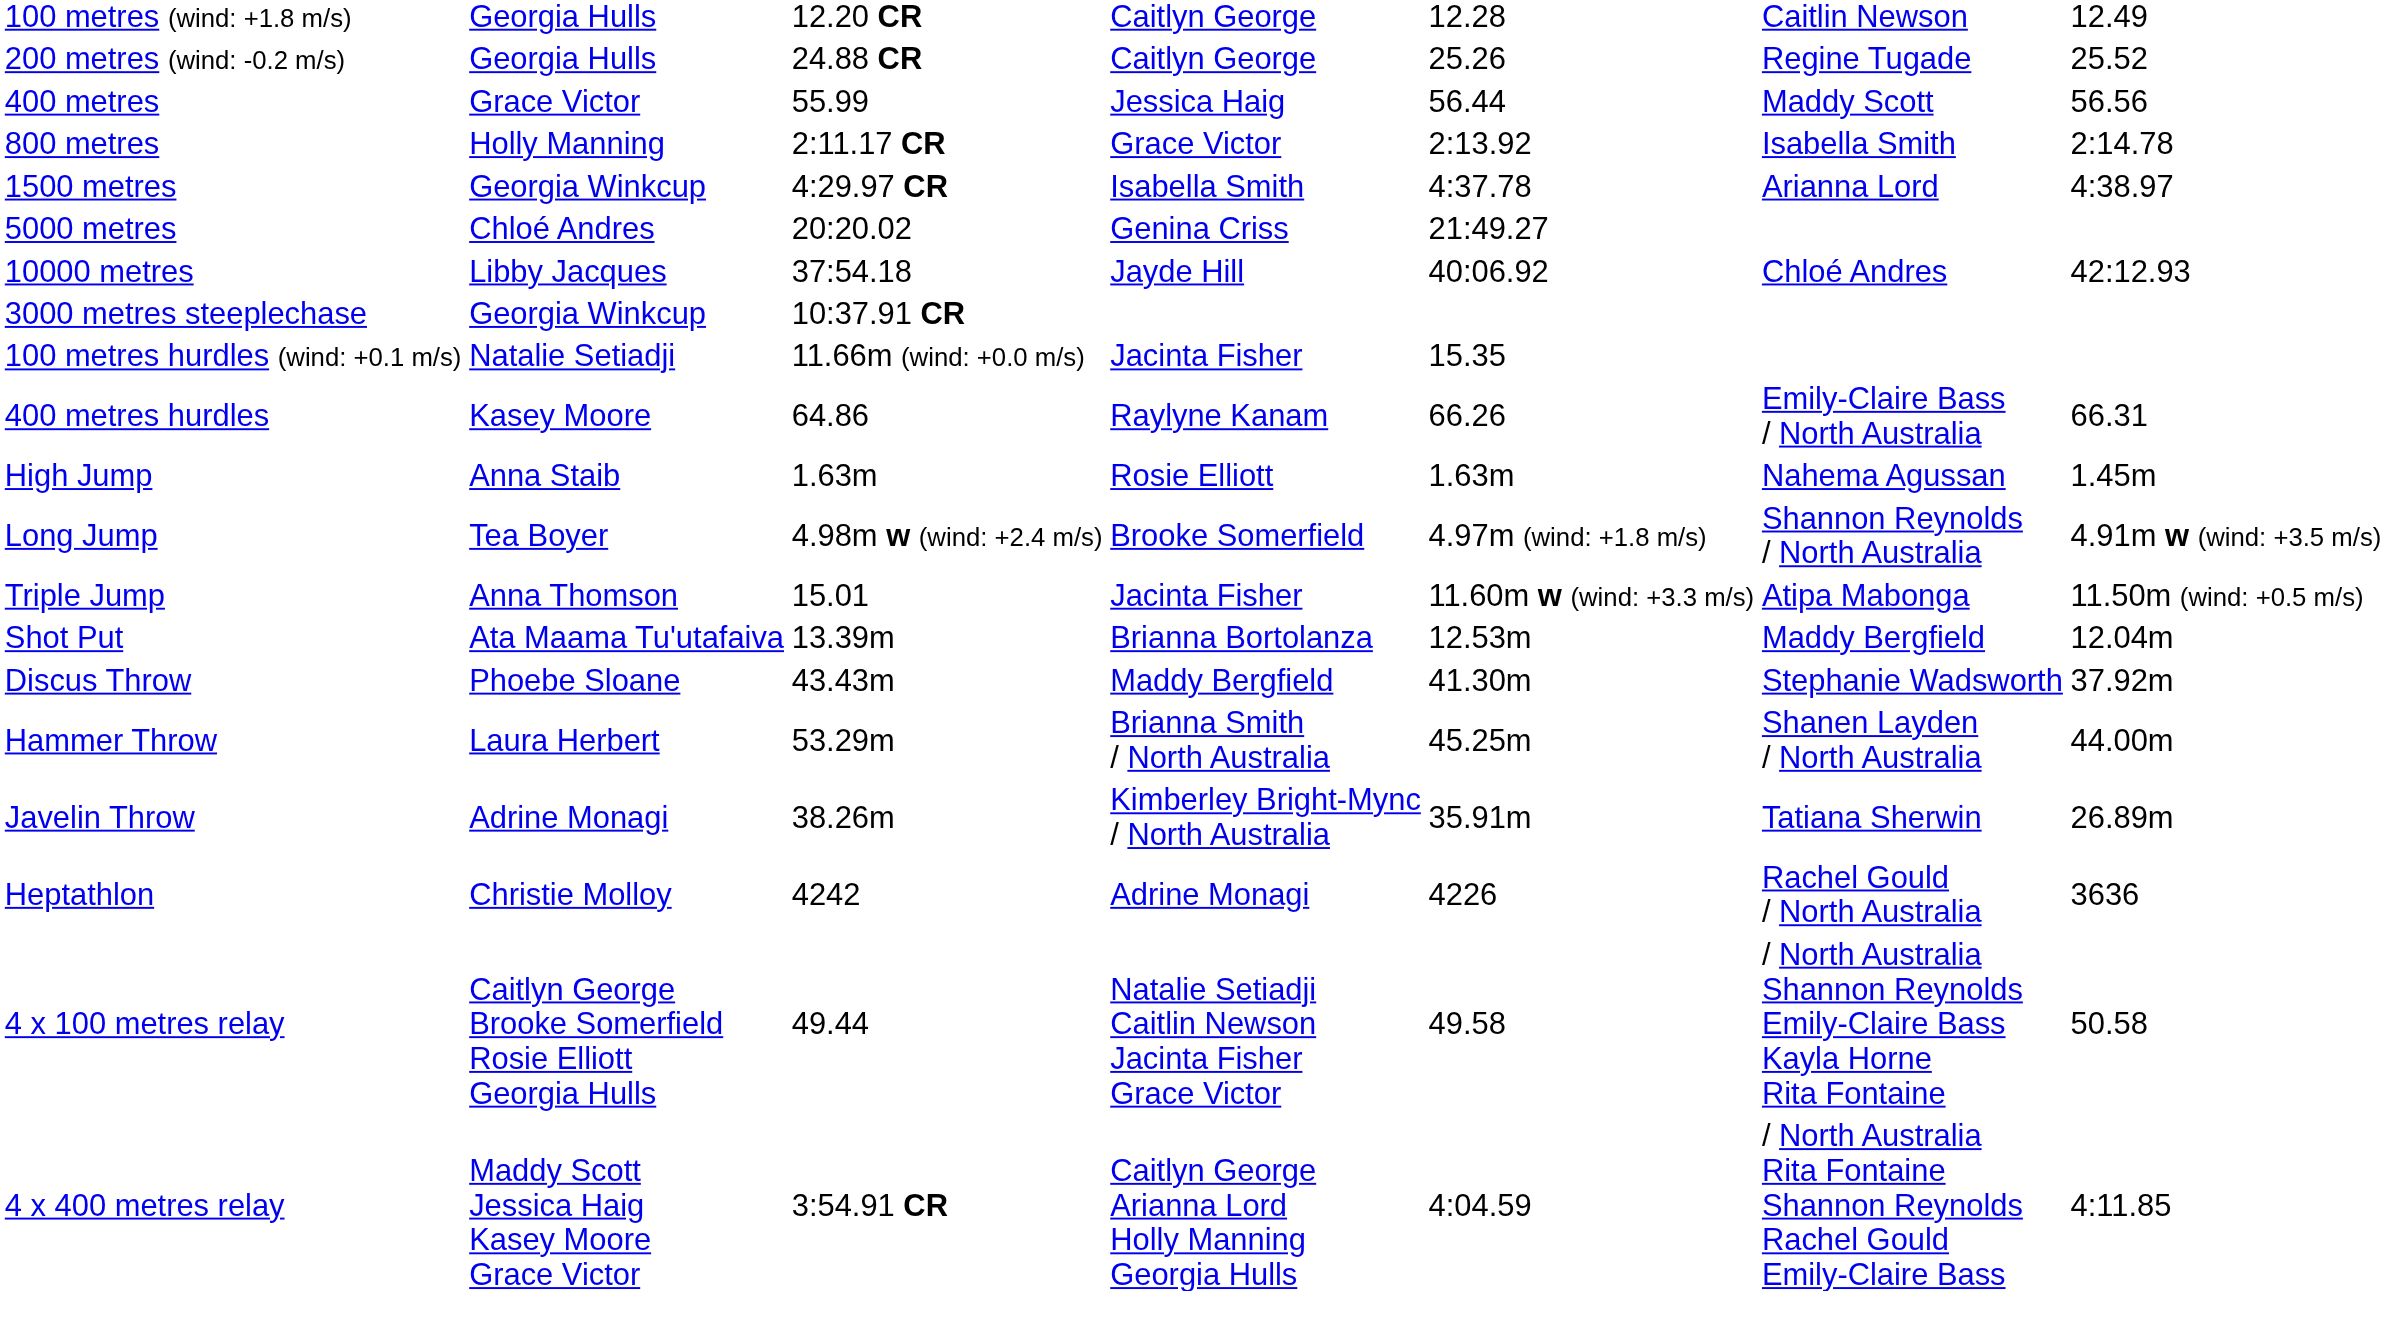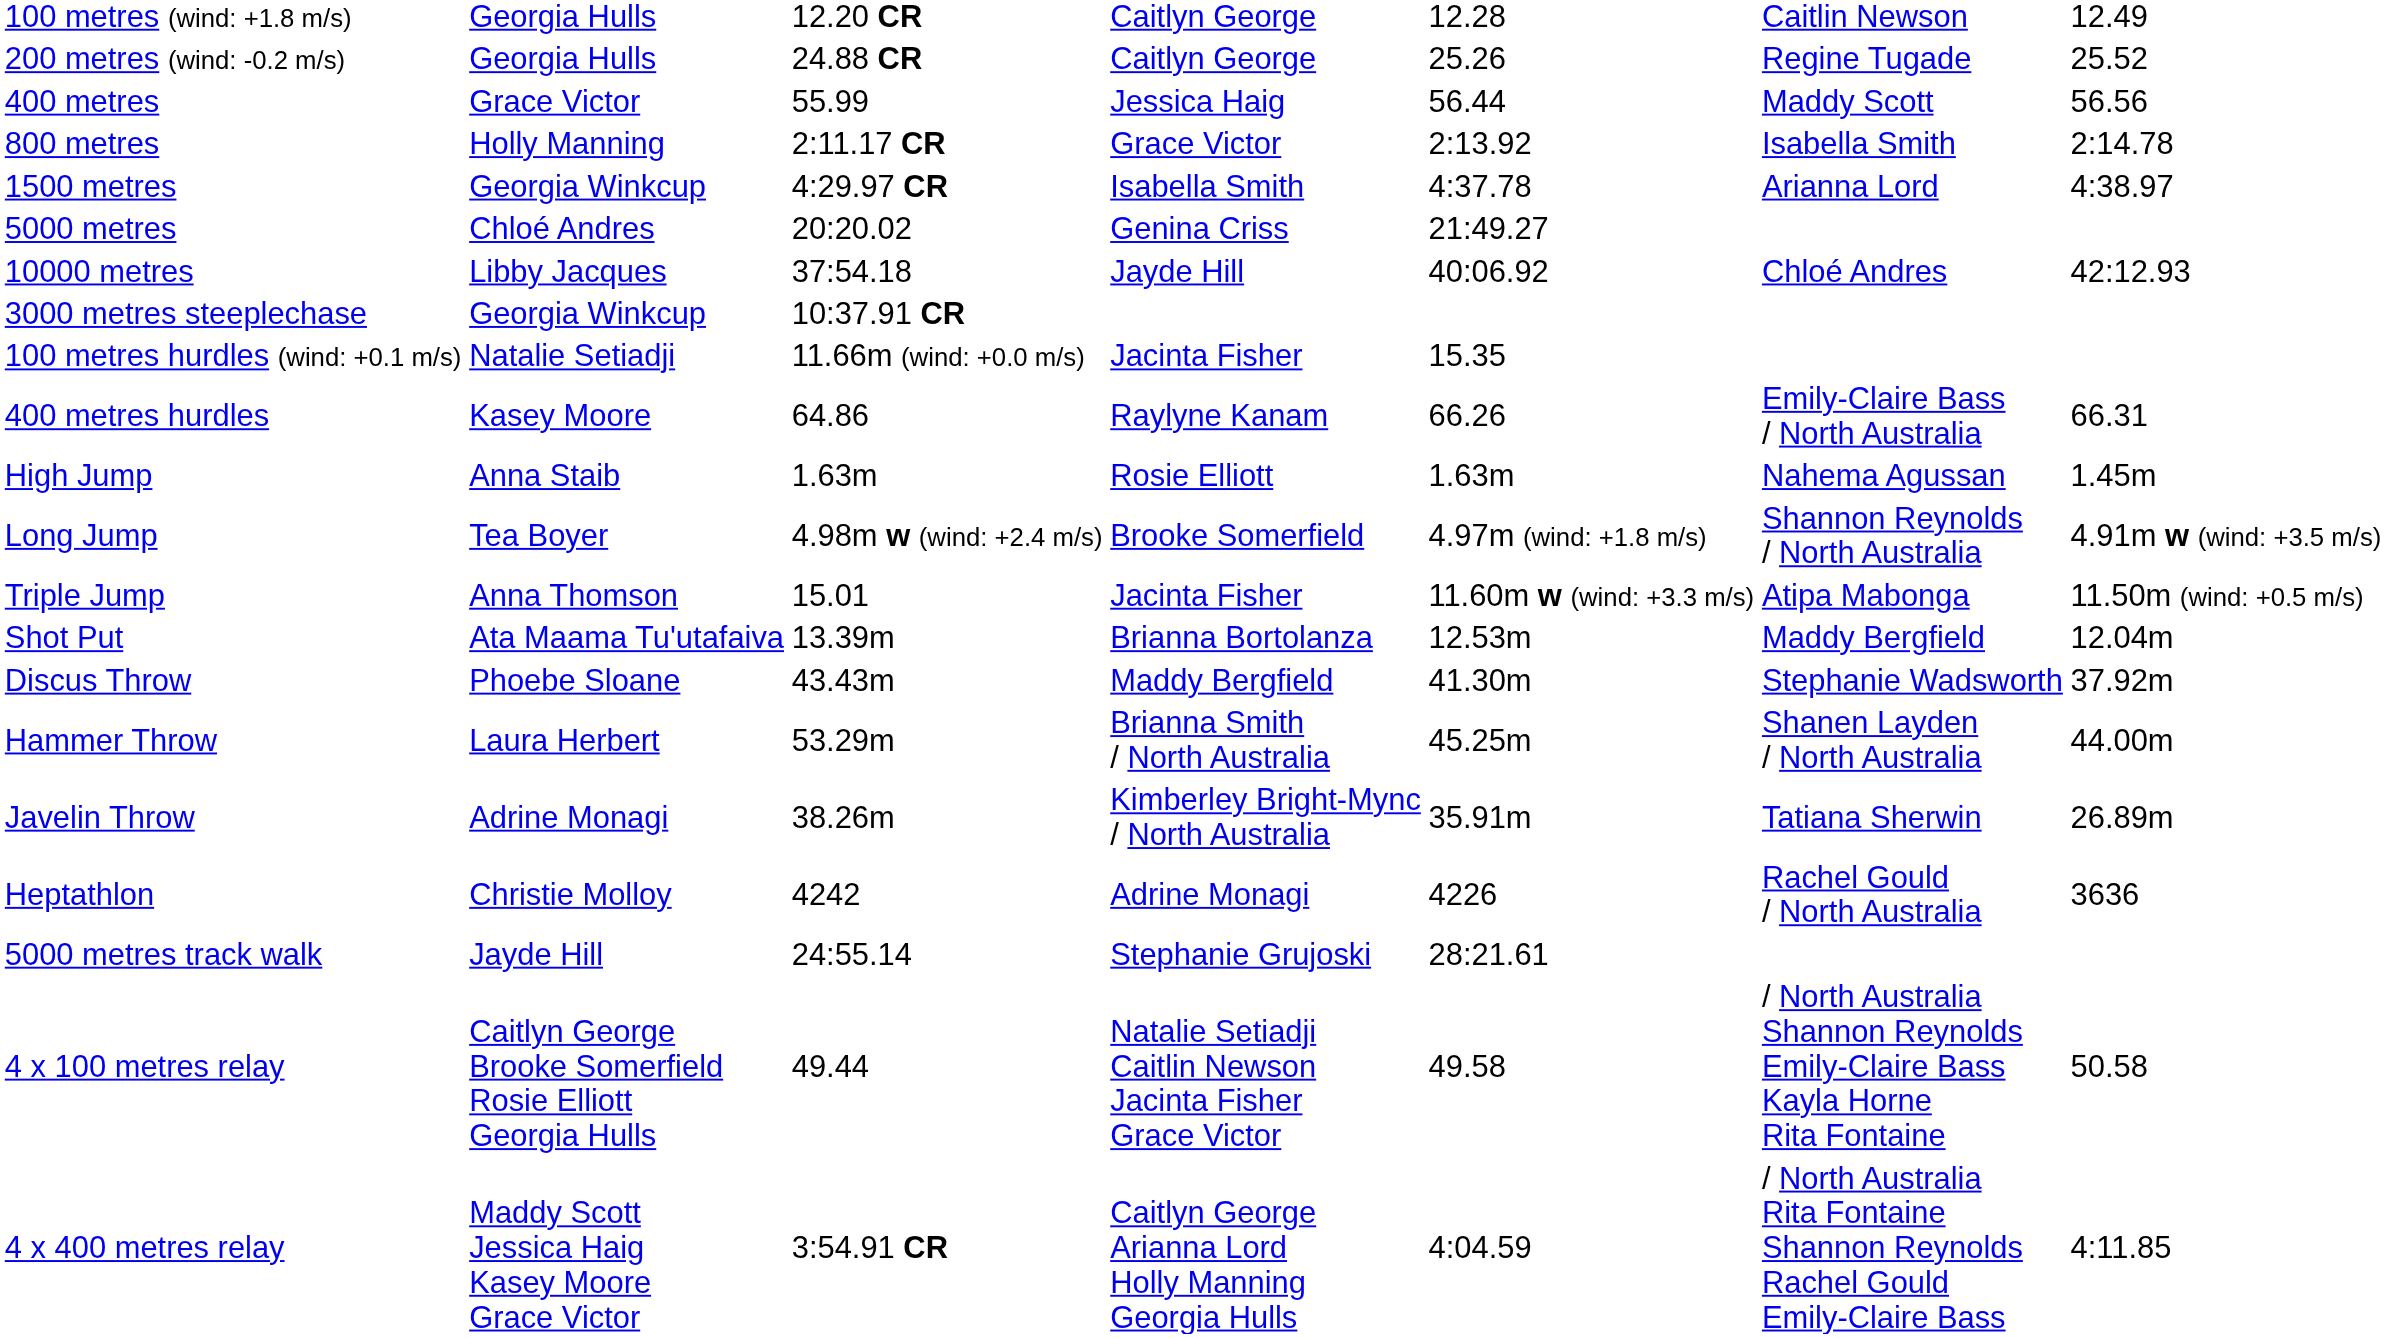+ row: (164, 954)
